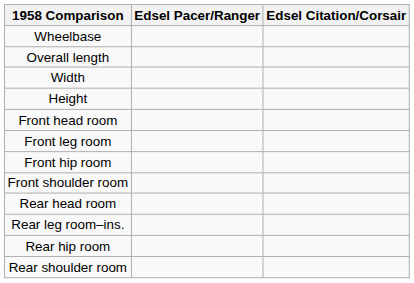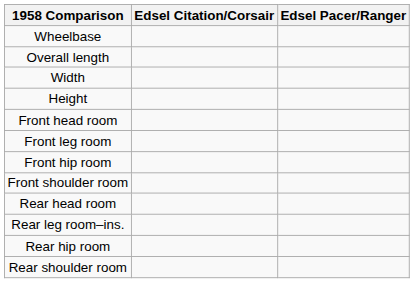columns swapped: (336, 15) <-> (197, 15)
